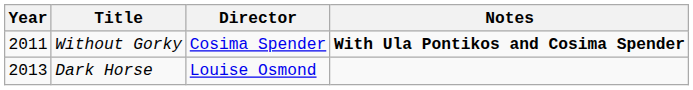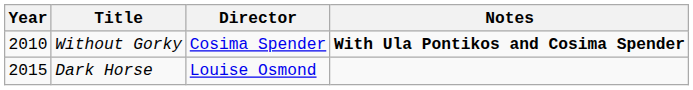(28, 44) 2011 -> (28, 44) 2010
(28, 71) 2013 -> (28, 71) 2015
